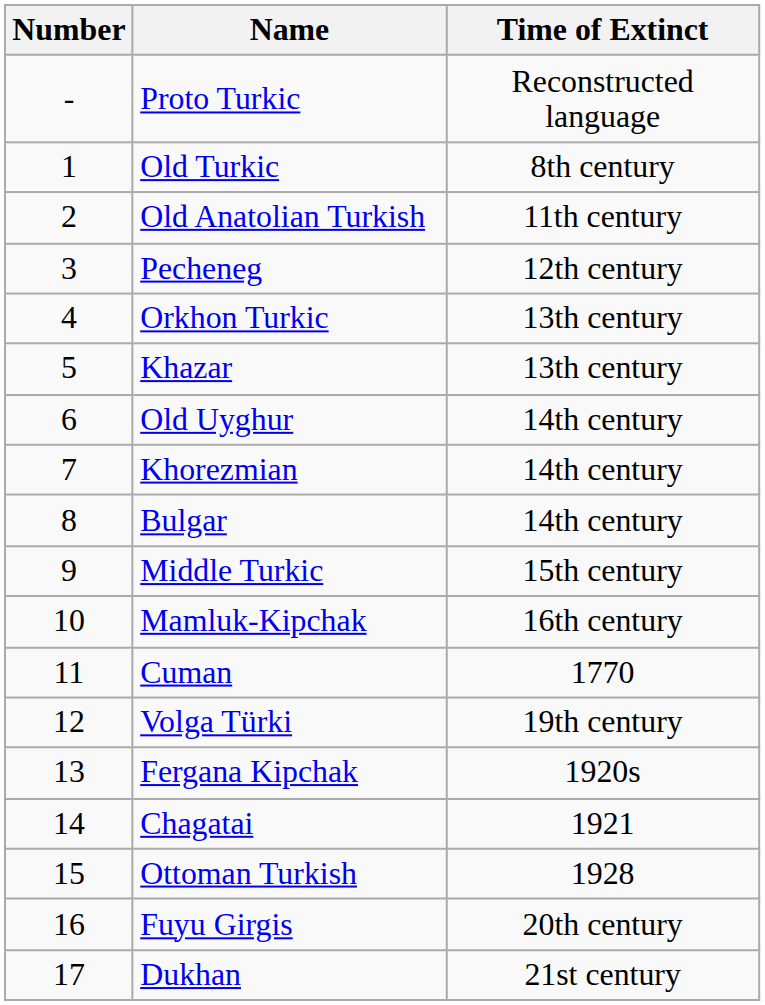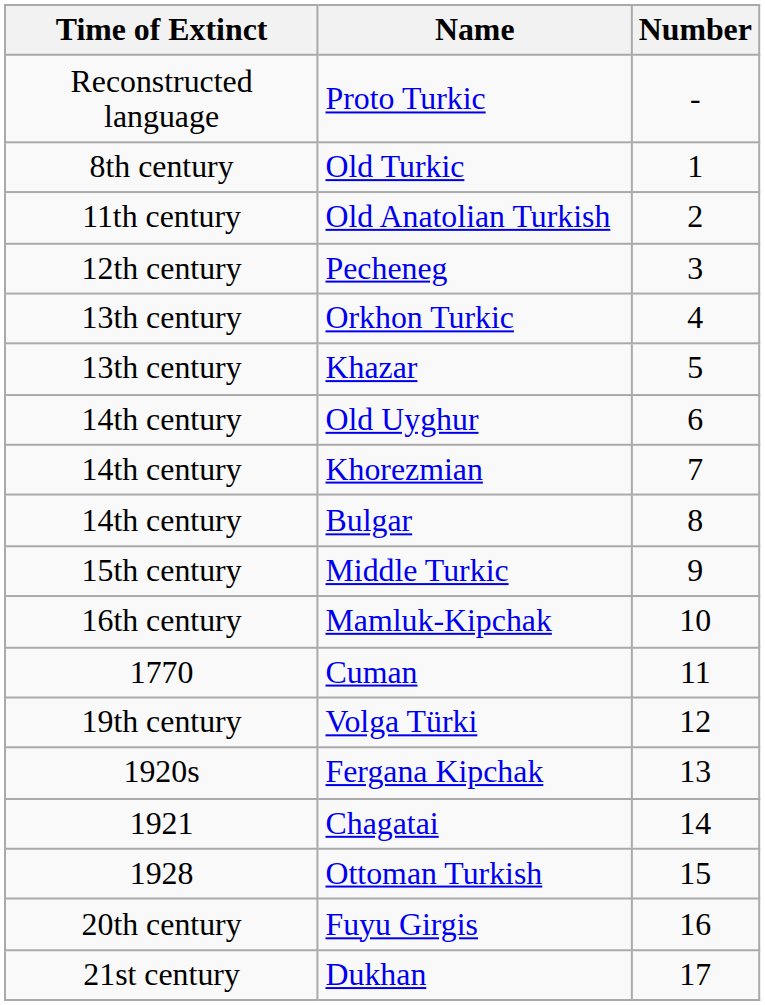columns swapped: (69, 29) <-> (603, 29)
